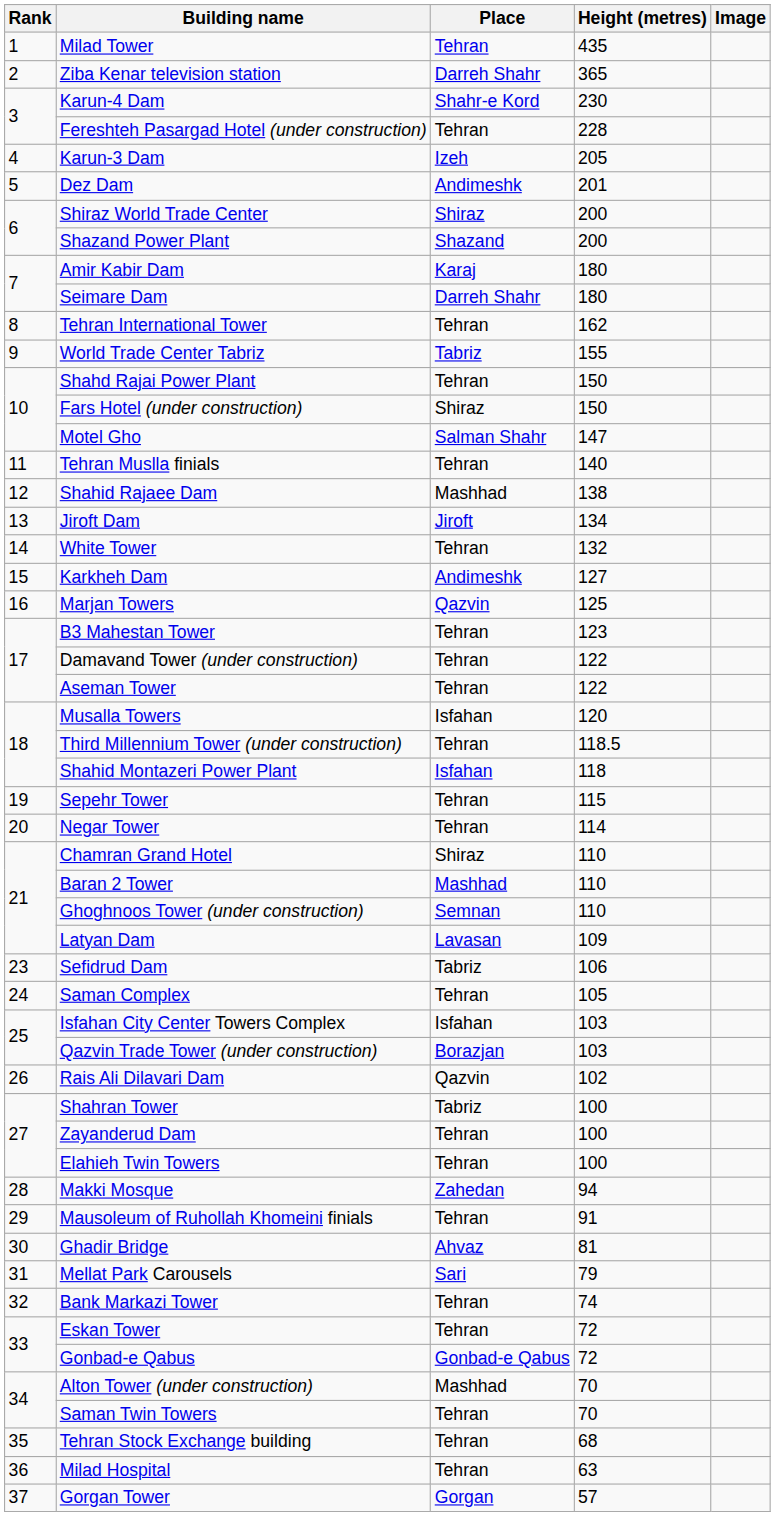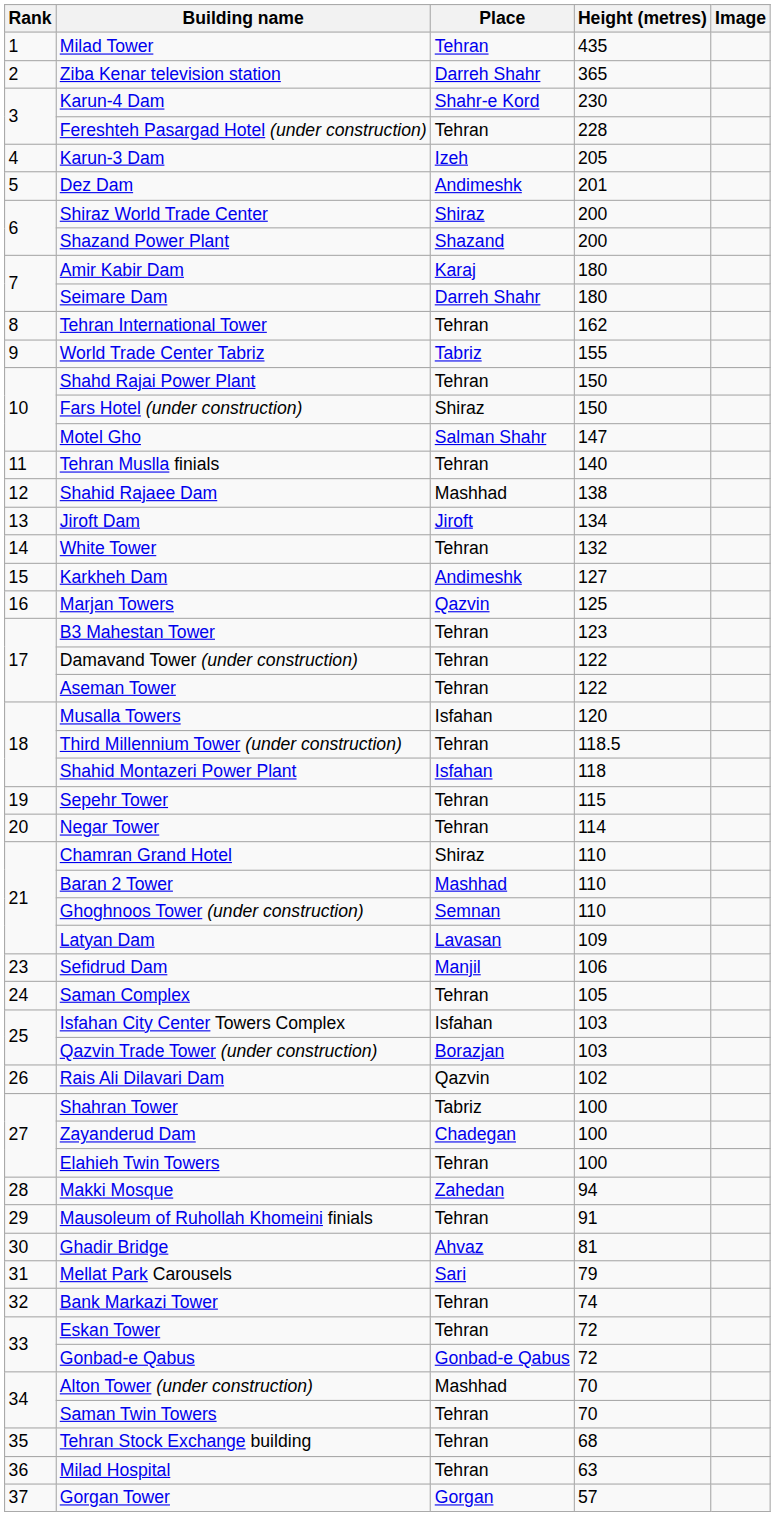(458, 967) Tabriz -> (458, 967) Manjil
(462, 1134) Tehran -> (475, 1134) Chadegan
